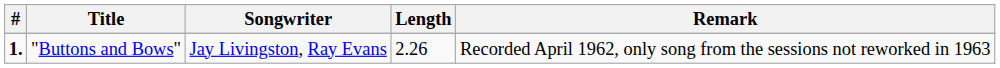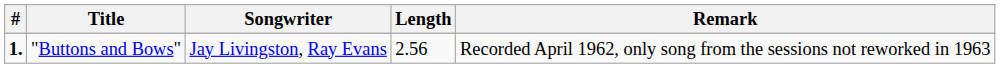(411, 48) 2.26 -> (411, 48) 2.56
